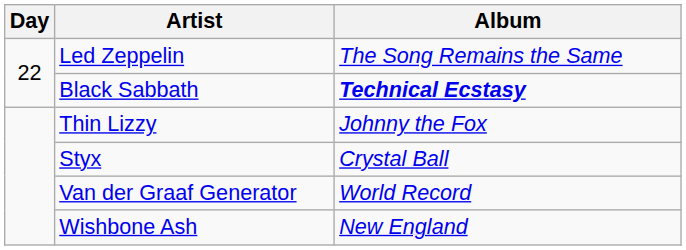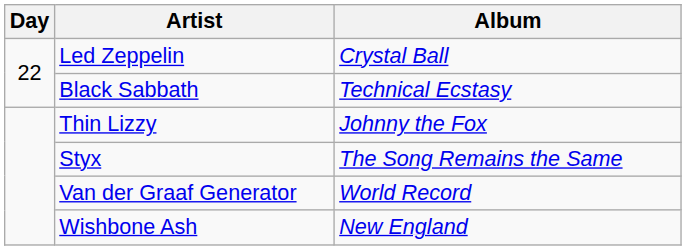(481, 55) The Song Remains the Same -> (394, 55) Crystal Ball
(432, 90) bold -> (425, 90) normal
(394, 158) Crystal Ball -> (481, 158) The Song Remains the Same
